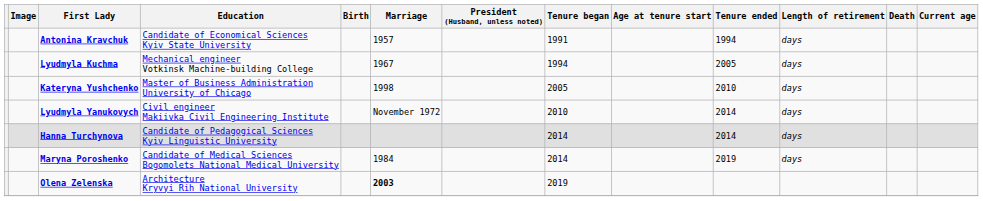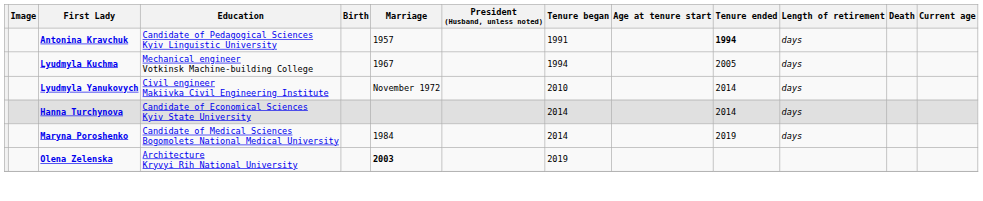(225, 40) Candidate of Economical Sciences Kyiv State University -> (228, 40) Candidate of Pedagogical Sciences Kyiv Linguistic University
(726, 40) normal -> (726, 40) bold
- row: (89, 88)
(228, 136) Candidate of Pedagogical Sciences Kyiv Linguistic University -> (225, 112) Candidate of Economical Sciences Kyiv State University
